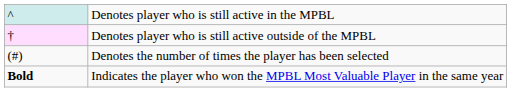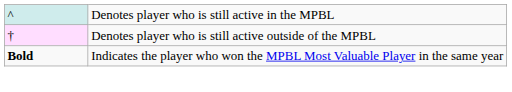- row: (240, 55)
